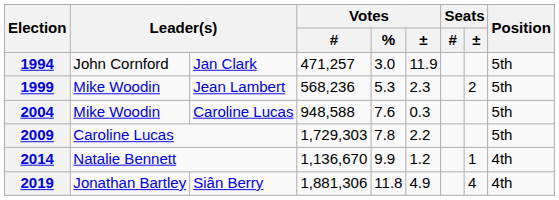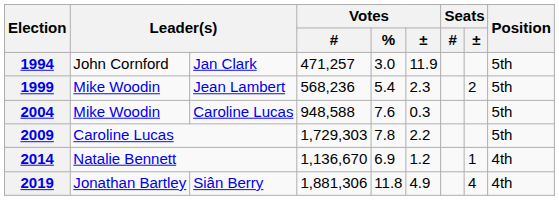(385, 87) 5.3 -> (385, 87) 5.4
(385, 159) 9.9 -> (385, 159) 6.9
